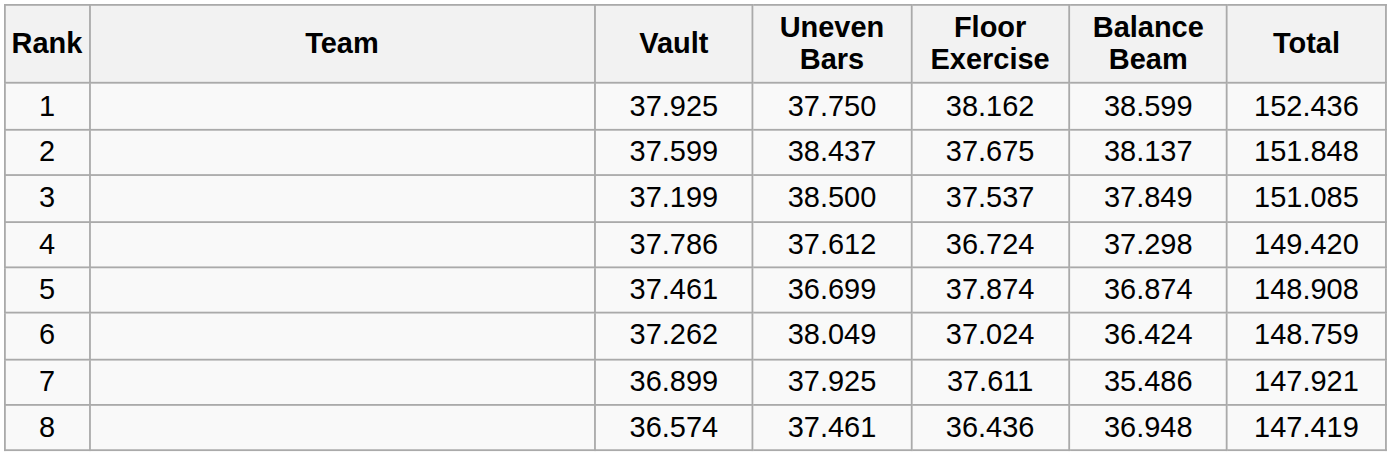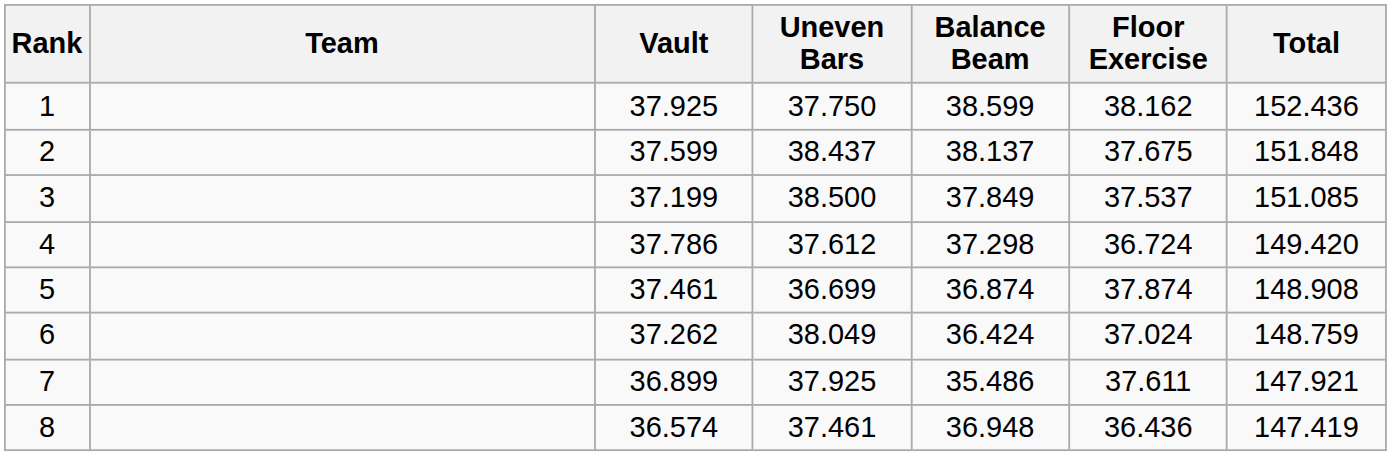columns swapped: (1148, 43) <-> (990, 43)
